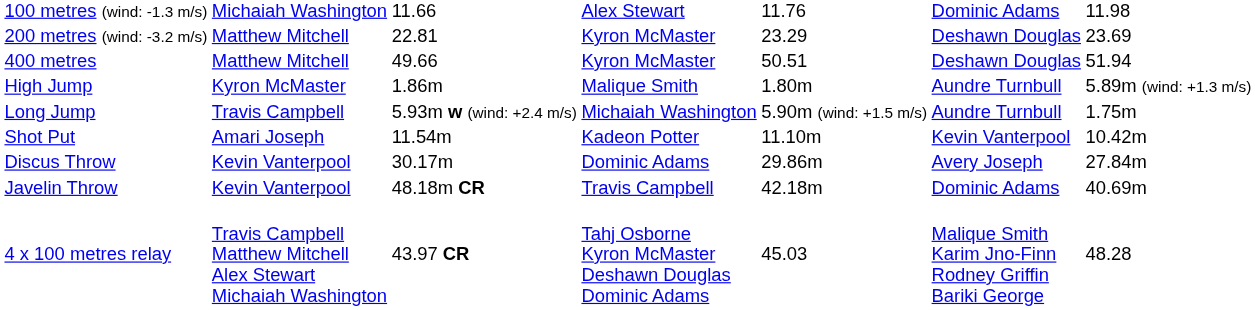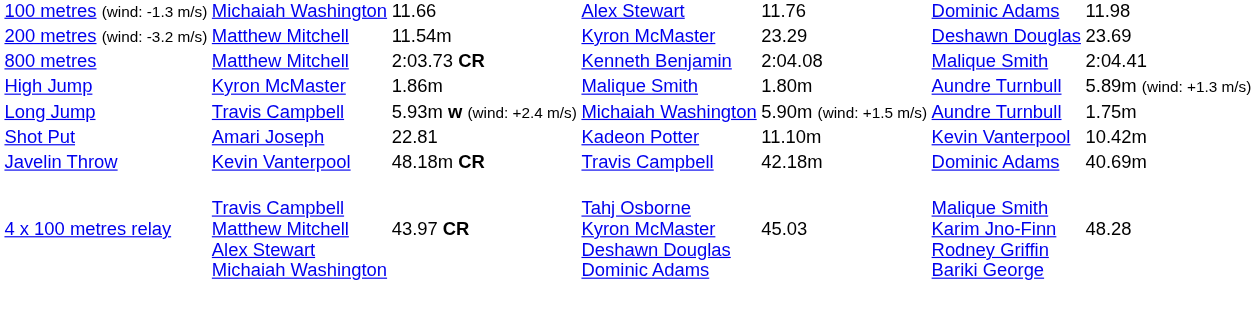(415, 36) 22.81 -> (422, 36) 11.54m
- row: (50, 61)
+ row: (50, 61)
(422, 137) 11.54m -> (415, 137) 22.81
- row: (60, 162)
